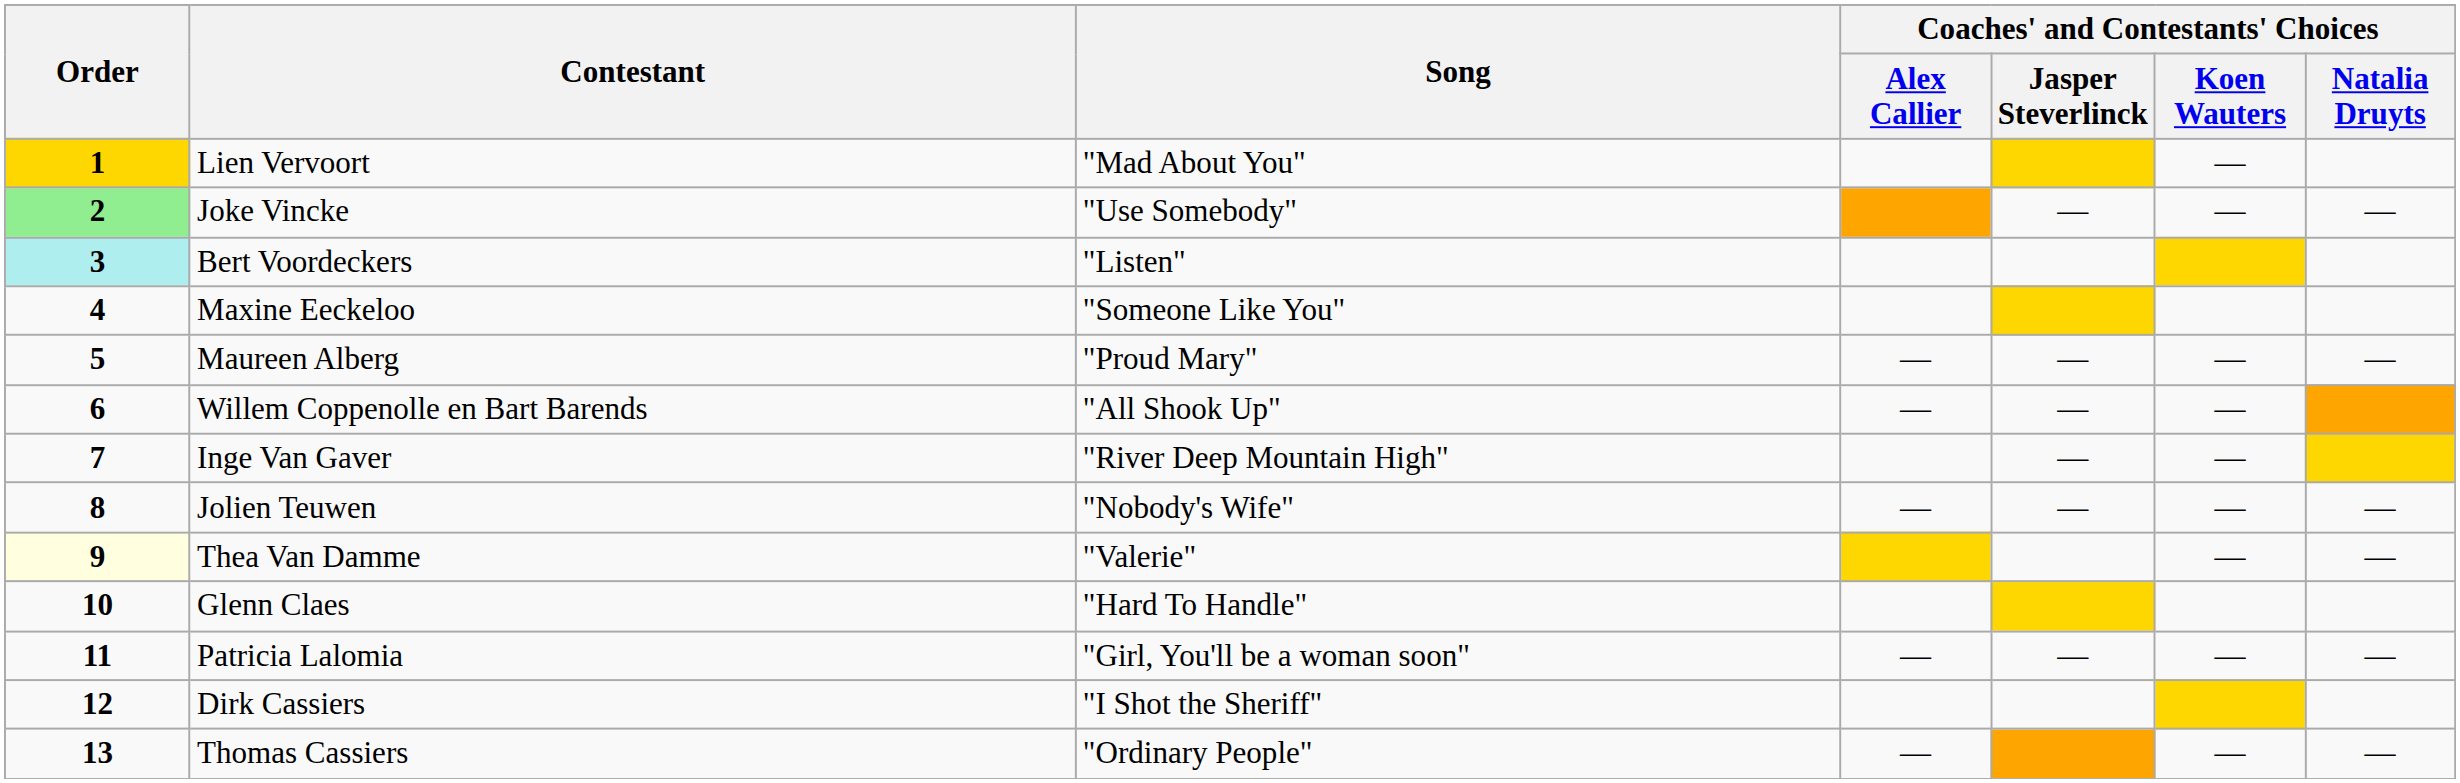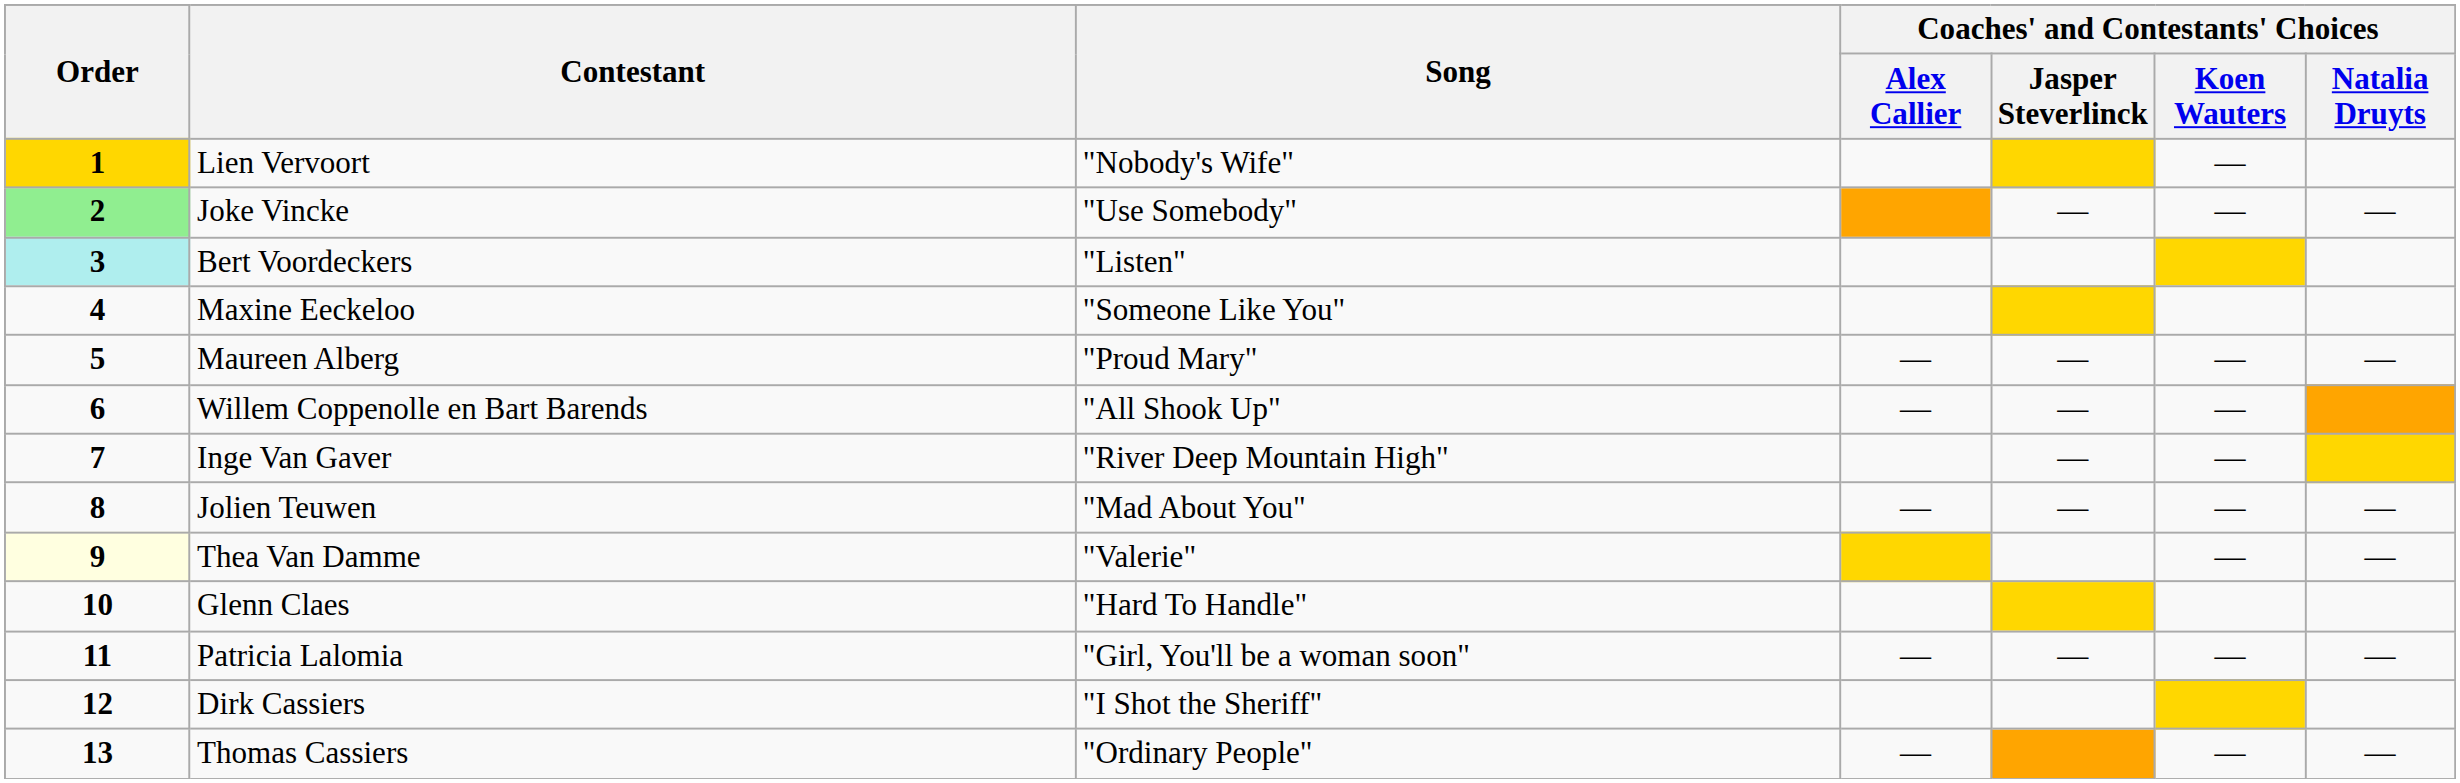(1194, 162) "Mad About You" -> (1188, 162) "Nobody's Wife"
(1188, 507) "Nobody's Wife" -> (1194, 507) "Mad About You"
